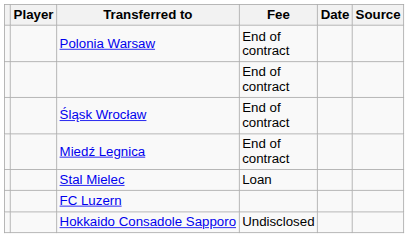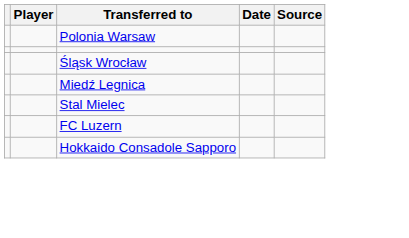- column: (278, 15)
